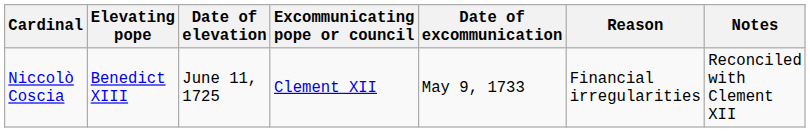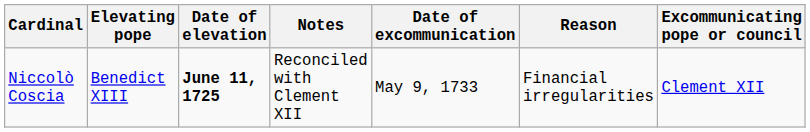columns swapped: (344, 26) <-> (755, 26)
(220, 88) normal -> (220, 88) bold
